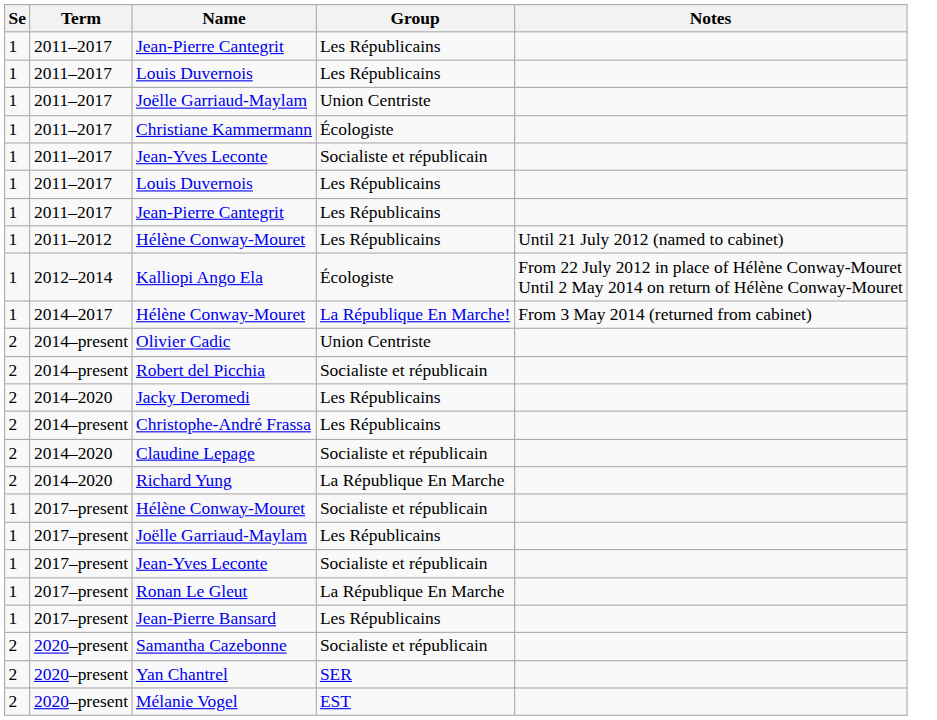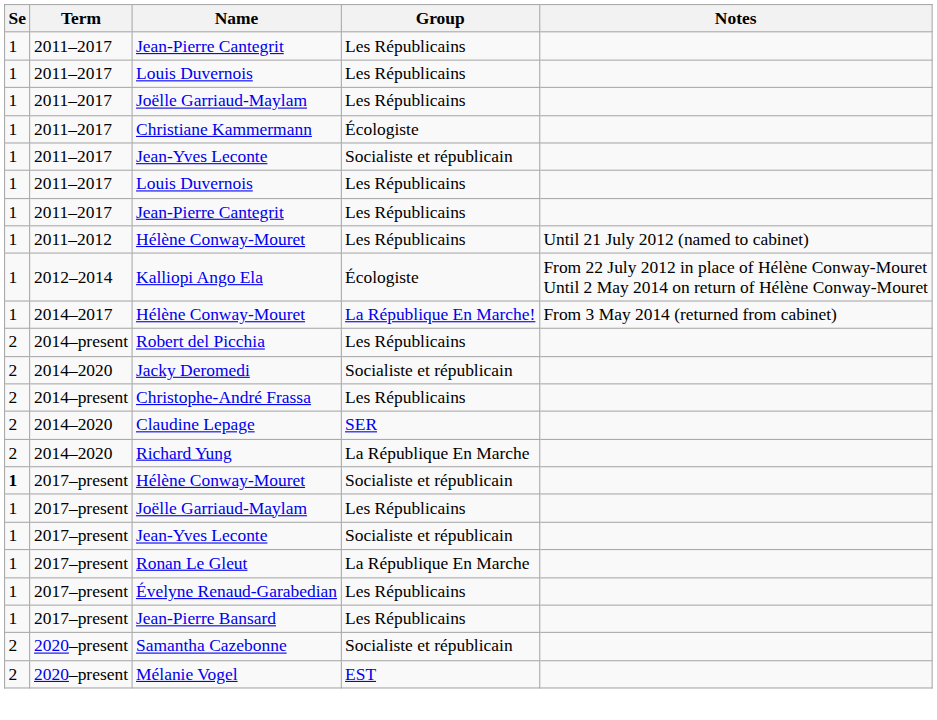(375, 101) Union Centriste -> (405, 101) Les Républicains
- row: (81, 342)
(404, 369) Socialiste et républicain -> (405, 342) Les Républicains
(380, 397) Les Républicains -> (429, 369) Socialiste et républicain
(404, 452) Socialiste et républicain -> (361, 425) SER
(13, 508) normal -> (13, 480) bold
+ row: (81, 591)
- row: (81, 674)
